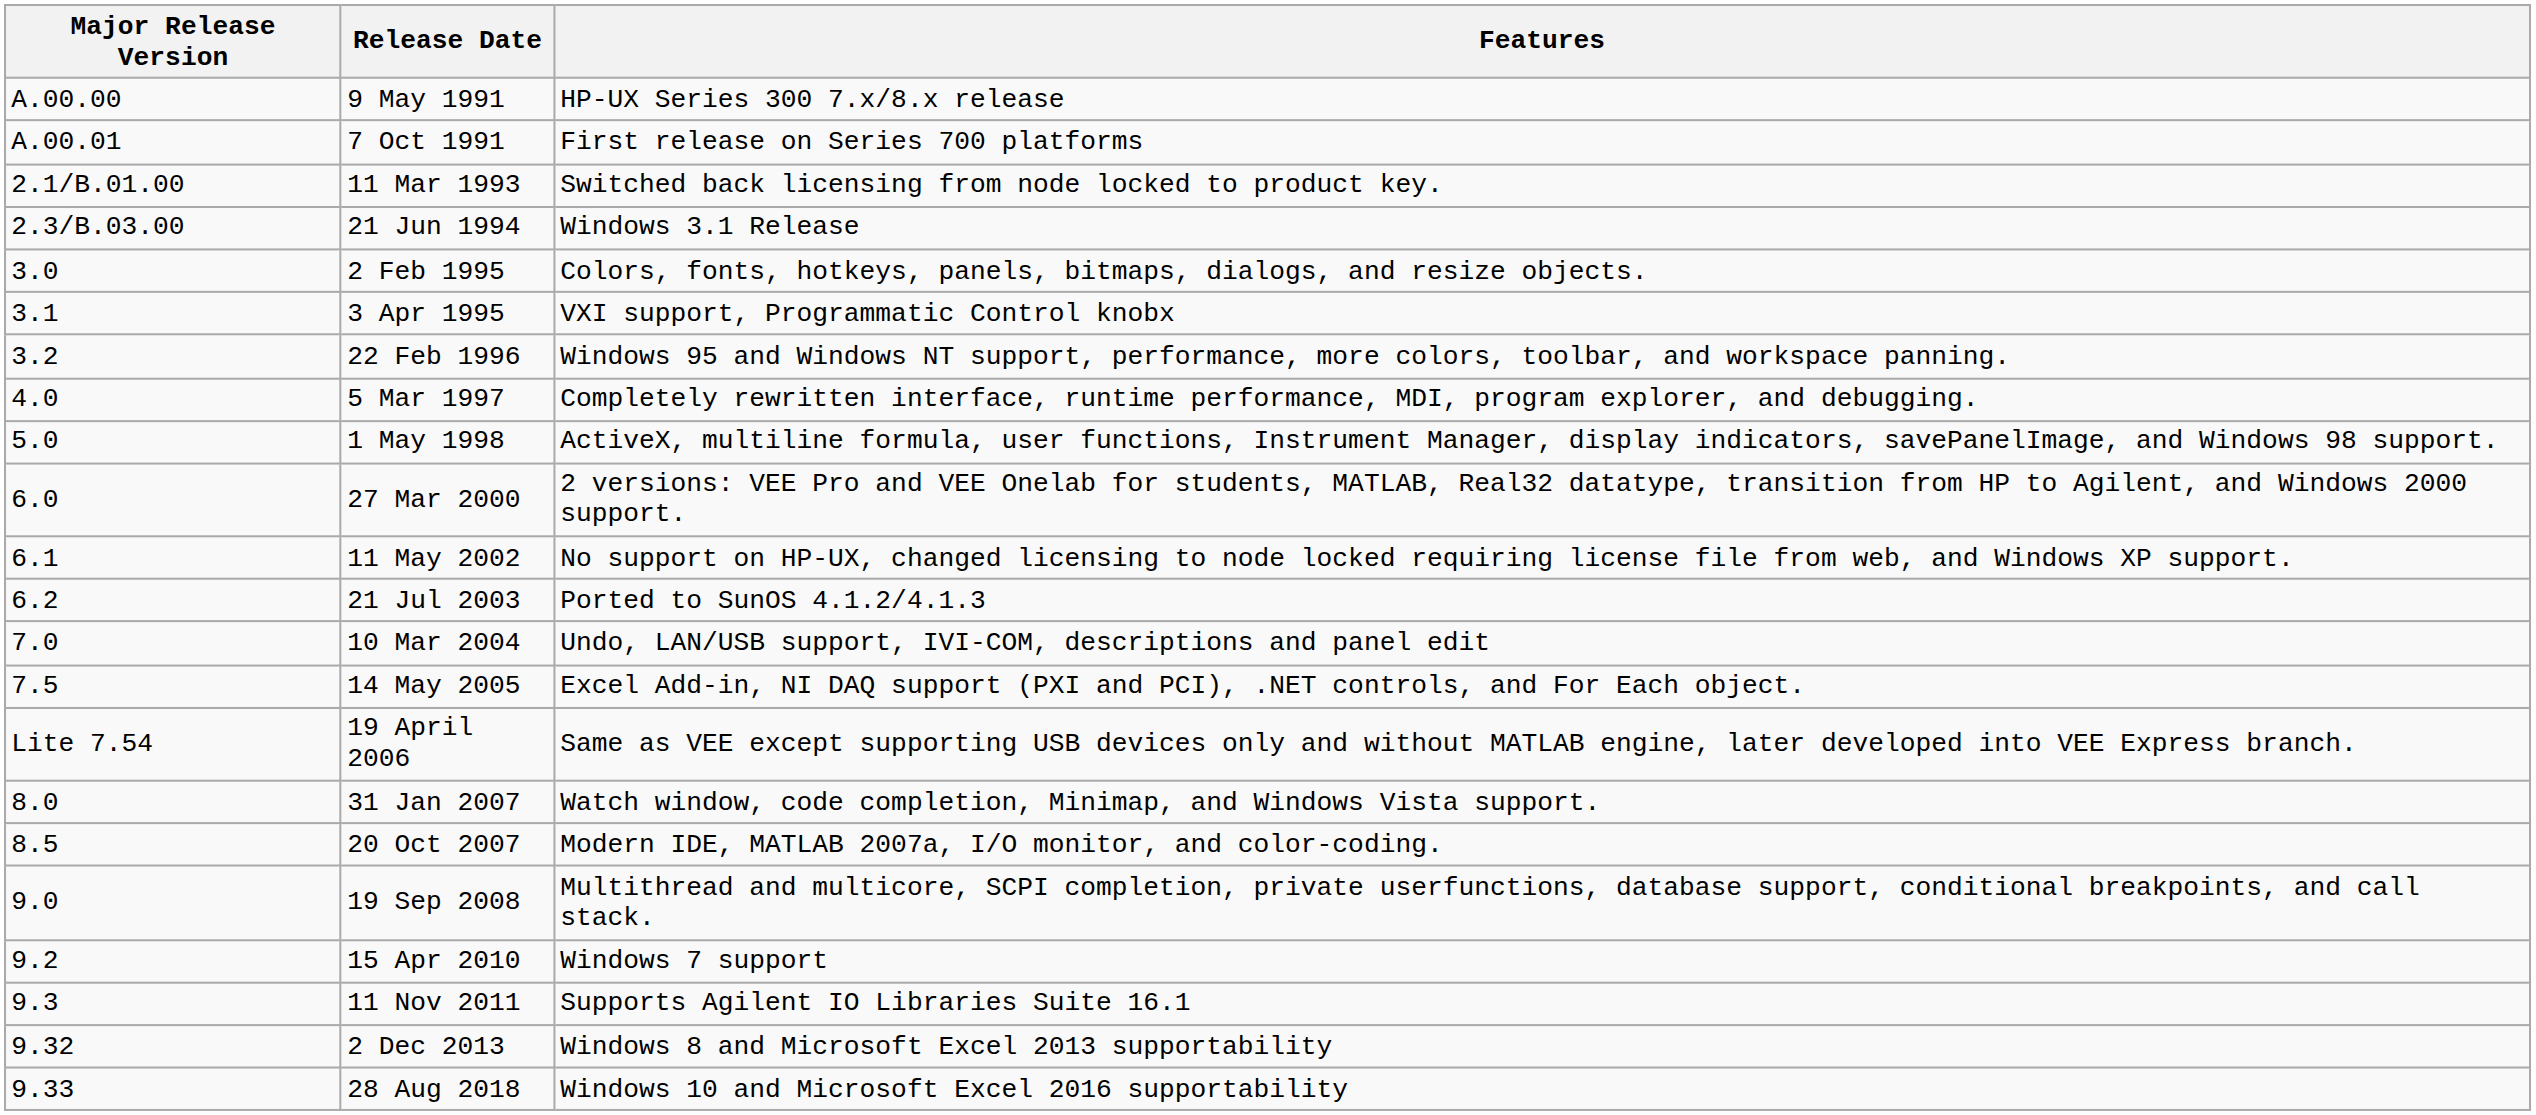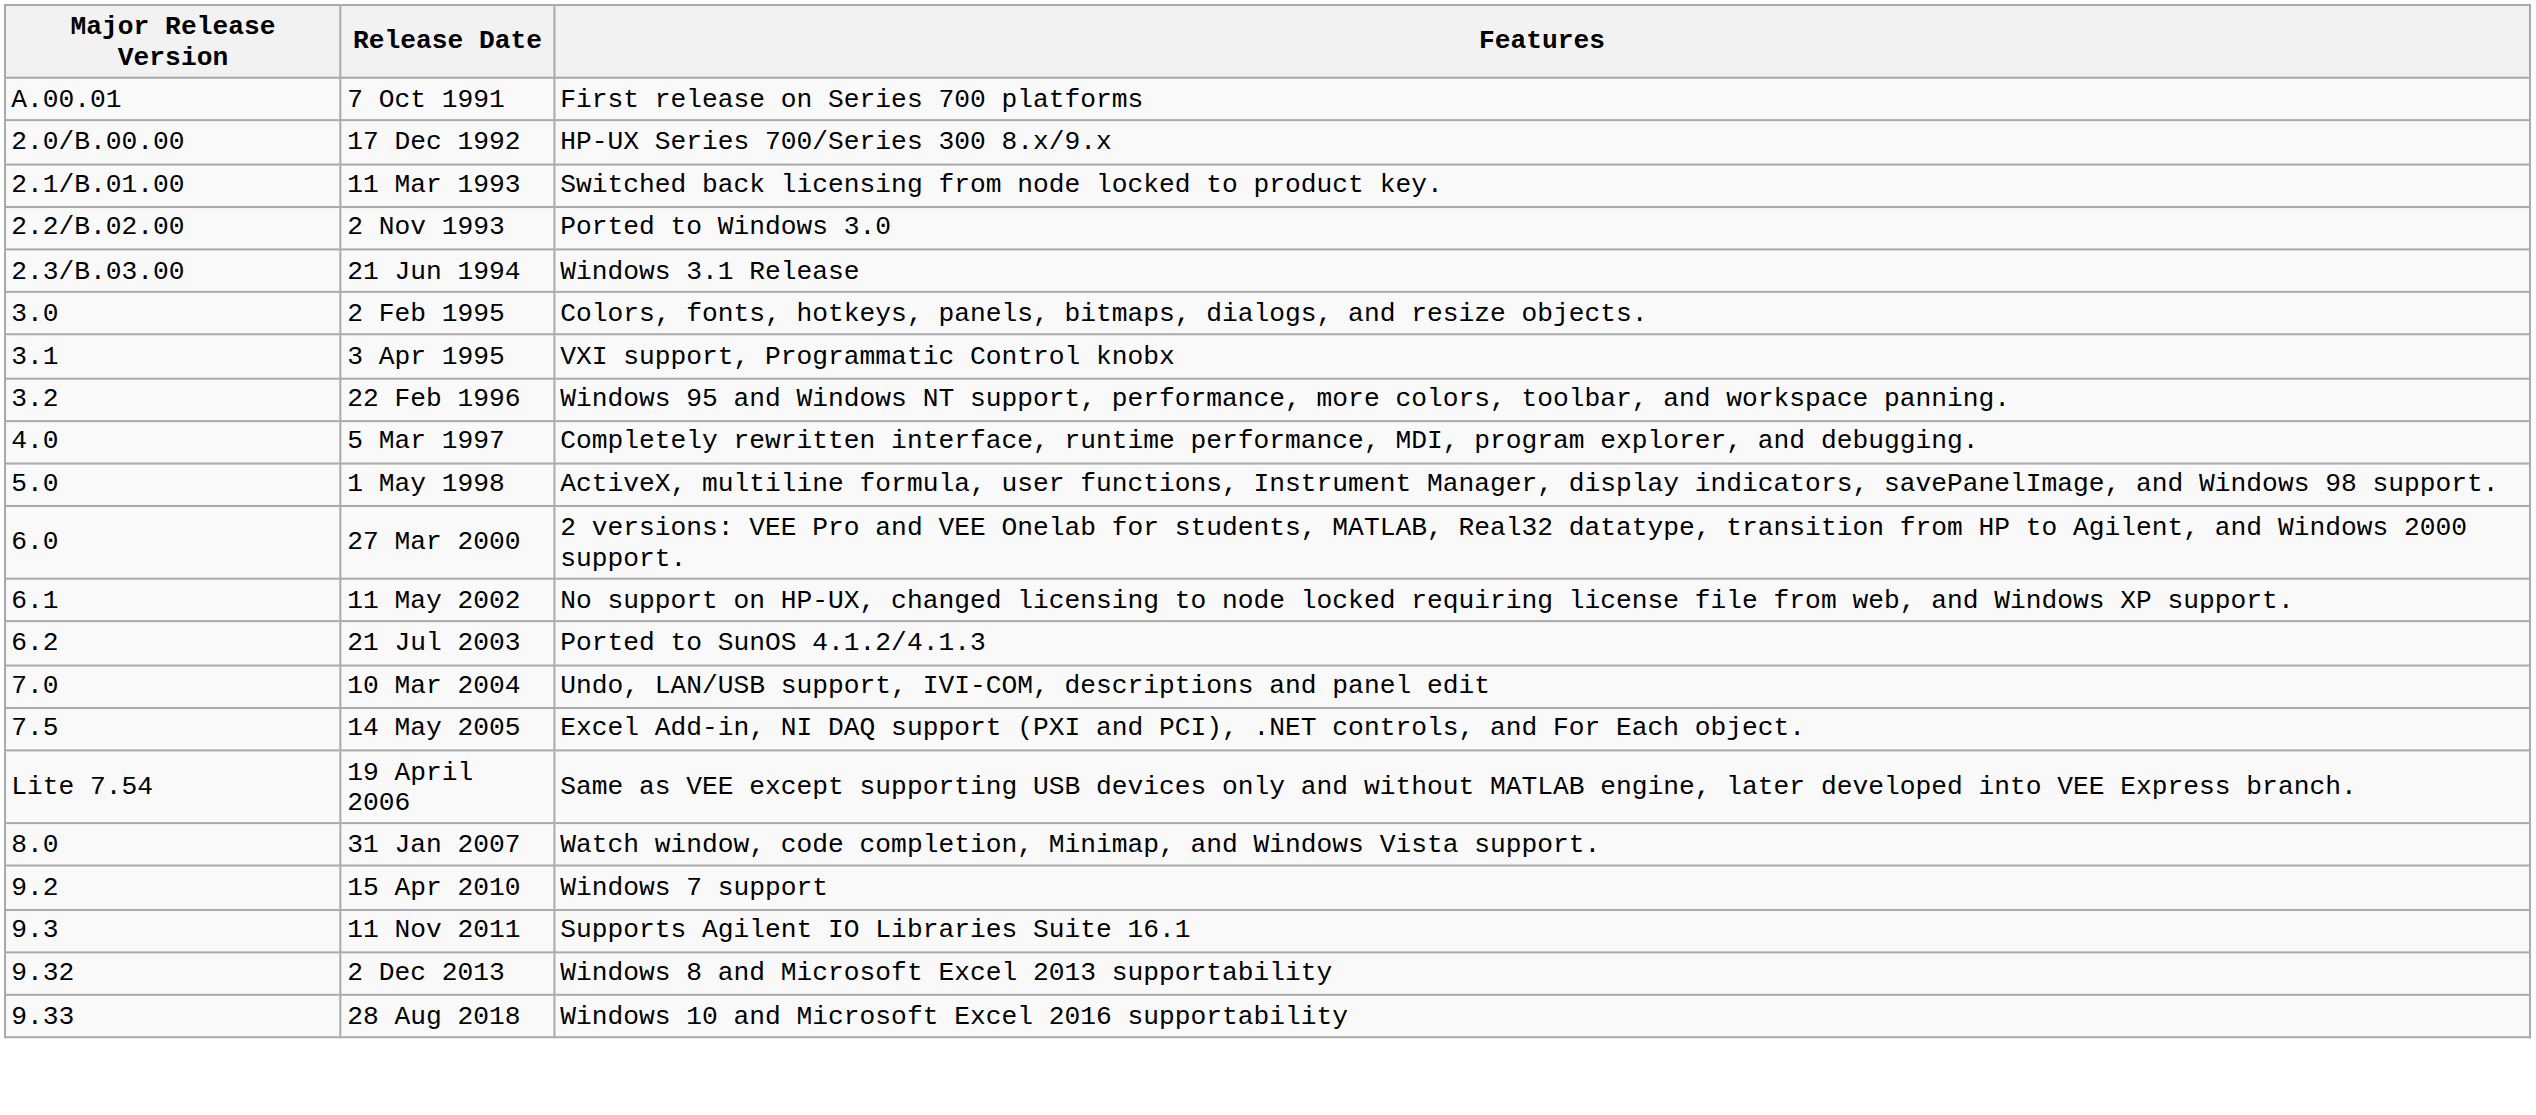- row: (426, 100)
+ row: (434, 142)
+ row: (426, 228)
- row: (434, 845)
- row: (434, 903)
